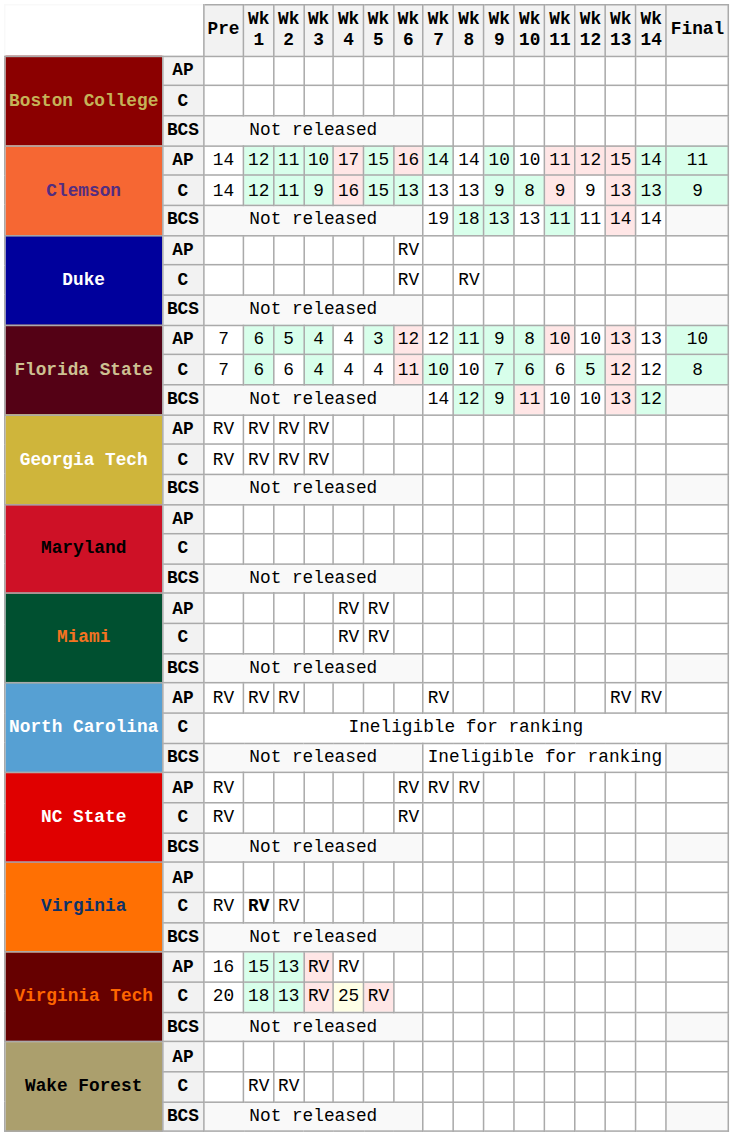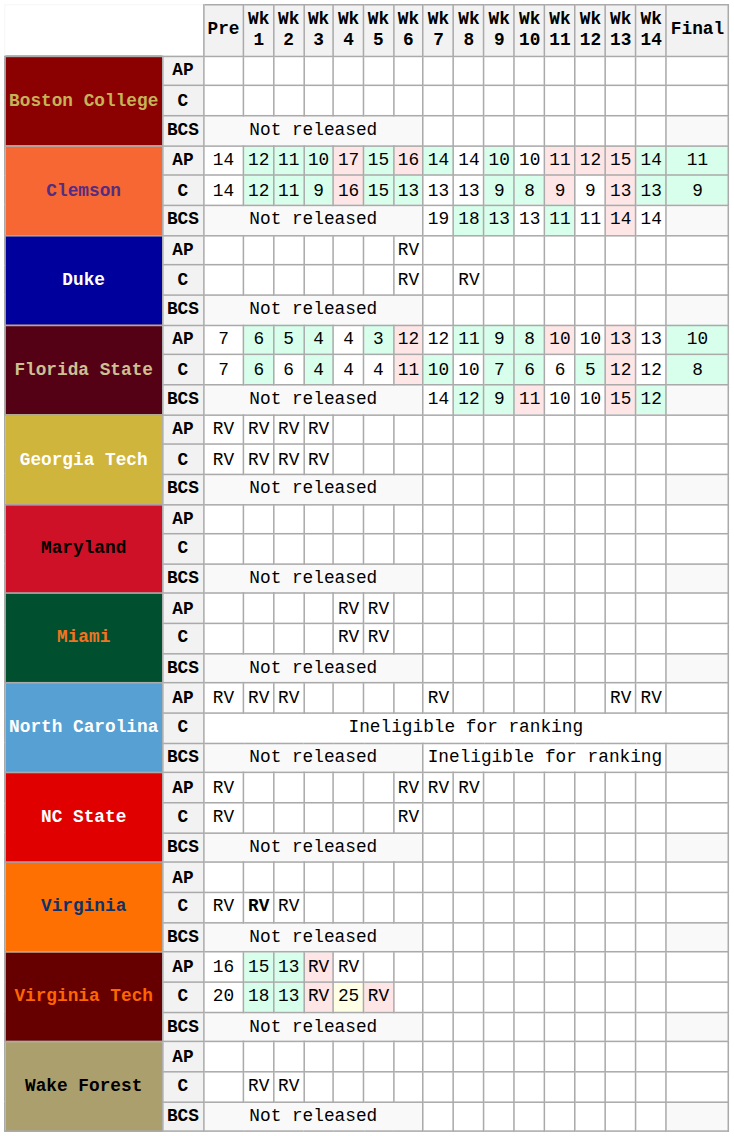(621, 399) 13 -> (621, 399) 15
